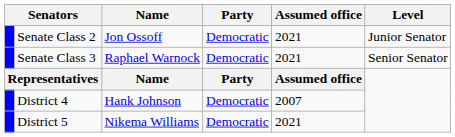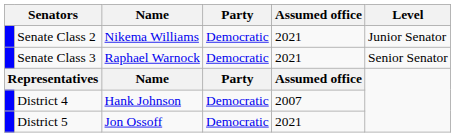(133, 36) Jon Ossoff -> (152, 36) Nikema Williams
(152, 121) Nikema Williams -> (133, 121) Jon Ossoff
